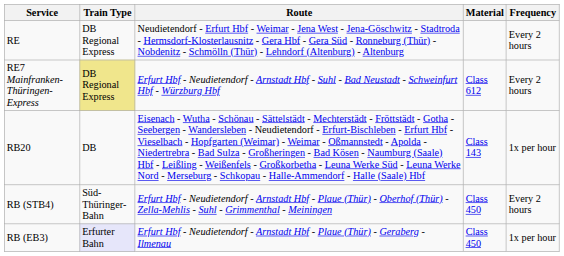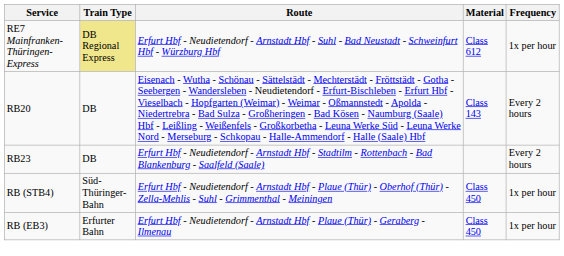- row: (13, 40)
(525, 85) Every 2 hours -> (532, 46) 1x per hour
(532, 147) 1x per hour -> (525, 108) Every 2 hours
+ row: (19, 159)
(525, 204) Every 2 hours -> (532, 192) 1x per hour
(98, 237) lavender background -> (98, 226) no background
